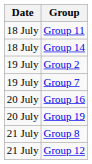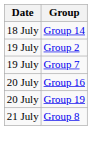- row: (64, 30)
- row: (64, 151)
